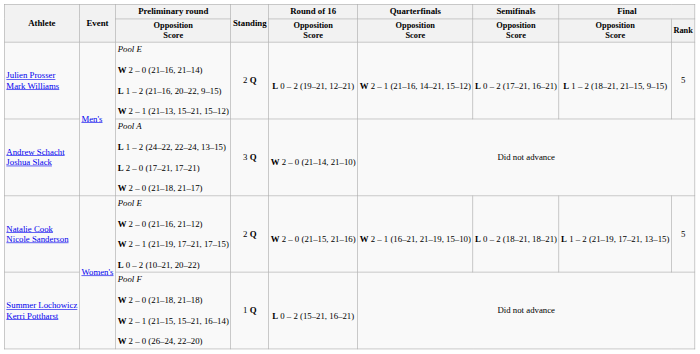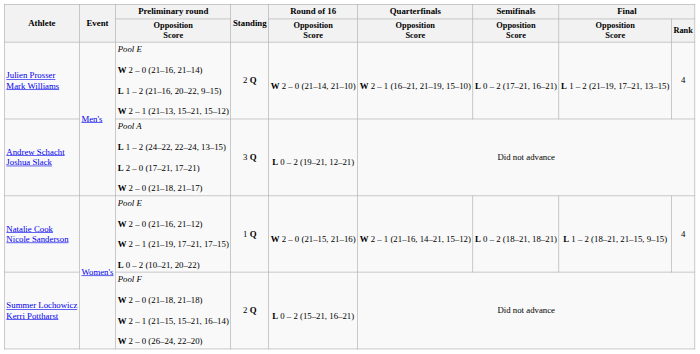(313, 86) L 0 – 2 (19–21, 12–21) -> (313, 86) W 2 – 0 (21–14, 21–10)
(415, 86) W 2 – 1 (21–16, 14–21, 15–12) -> (415, 86) W 2 – 1 (16–21, 21–19, 15–10)
(615, 86) L 1 – 2 (18–21, 21–15, 9–15) -> (615, 86) L 1 – 2 (21–19, 17–21, 13–15)
(683, 81) 5 -> (683, 81) 4
(313, 163) W 2 – 0 (21–14, 21–10) -> (313, 163) L 0 – 2 (19–21, 12–21)
(250, 234) 2 Q -> (250, 234) 1 Q
(415, 239) W 2 – 1 (16–21, 21–19, 15–10) -> (415, 239) W 2 – 1 (21–16, 14–21, 15–12)
(615, 239) L 1 – 2 (21–19, 17–21, 13–15) -> (615, 239) L 1 – 2 (18–21, 21–15, 9–15)
(683, 234) 5 -> (683, 234) 4
(250, 311) 1 Q -> (250, 311) 2 Q
